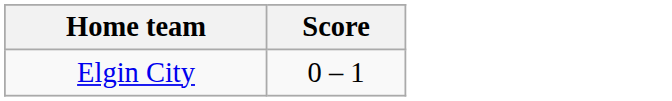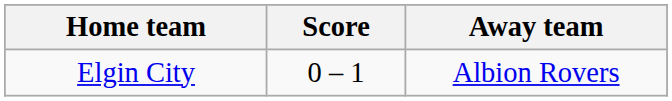+ column: (536, 27)
